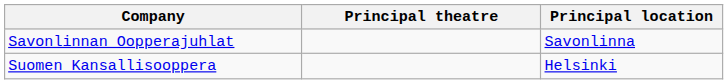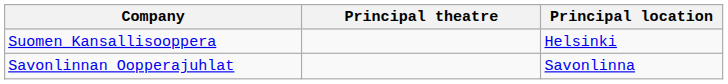rows swapped: (112, 66) <-> (121, 41)
